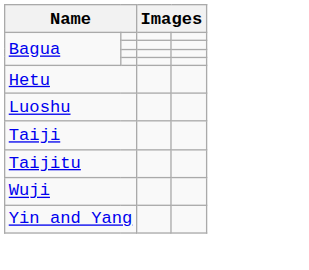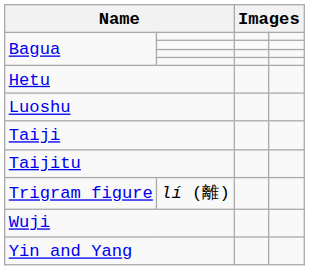+ row: (81, 193)
